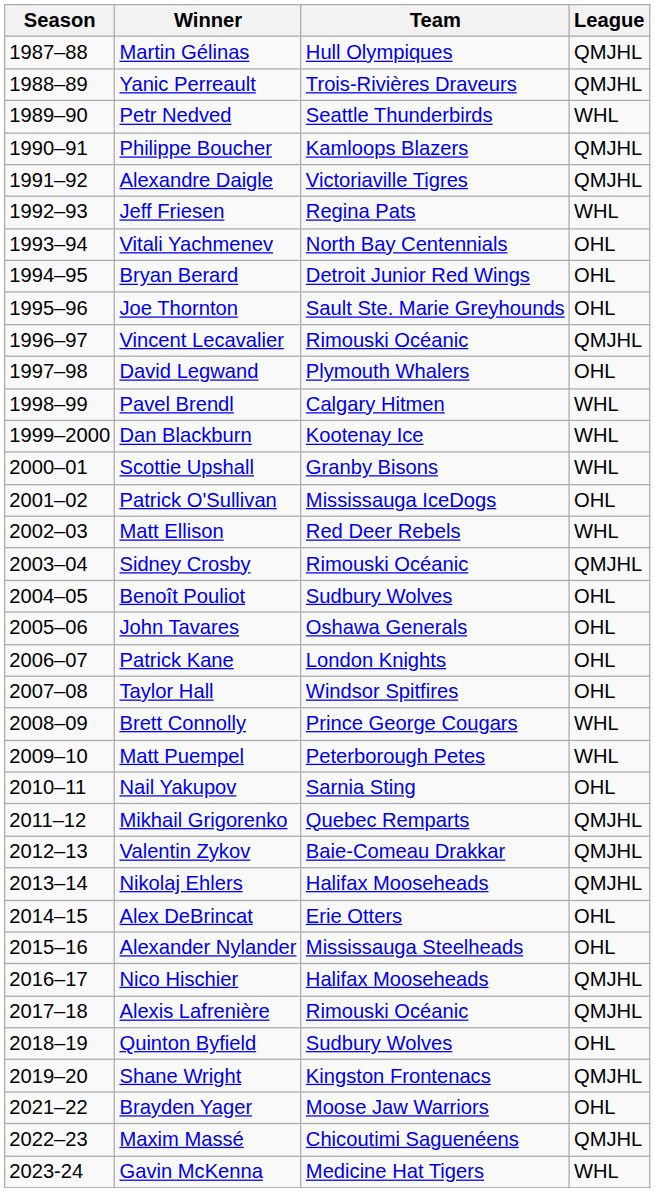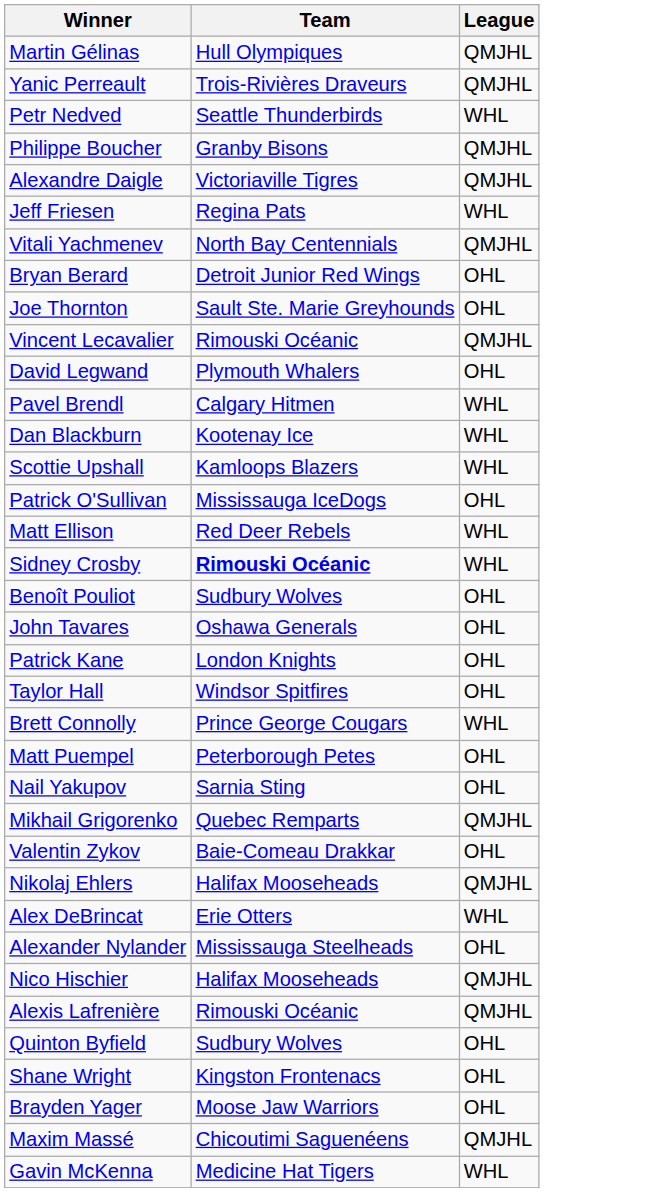- column: (60, 20)
(387, 148) Kamloops Blazers -> (262, 148) Granby Bisons
(595, 244) OHL -> (498, 244) QMJHL
(372, 468) Granby Bisons -> (277, 468) Kamloops Blazers
(387, 564) normal -> (283, 564) bold
(608, 564) QMJHL -> (486, 564) WHL
(596, 755) WHL -> (485, 755) OHL
(608, 851) QMJHL -> (485, 851) OHL
(595, 915) OHL -> (486, 915) WHL
(608, 1075) QMJHL -> (485, 1075) OHL
